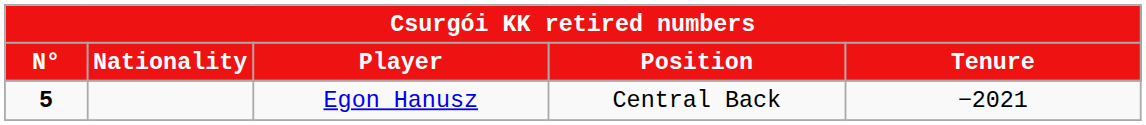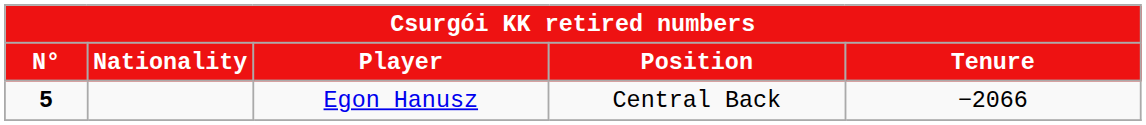(993, 100) −2021 -> (993, 100) −2066
